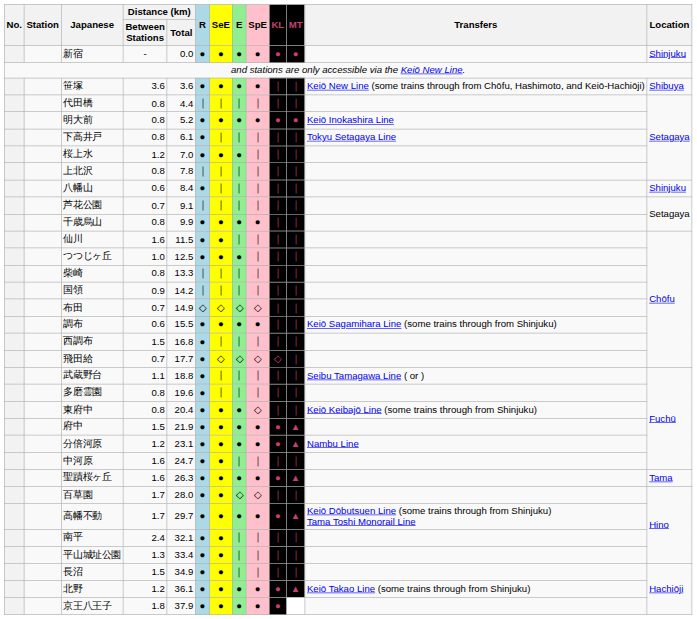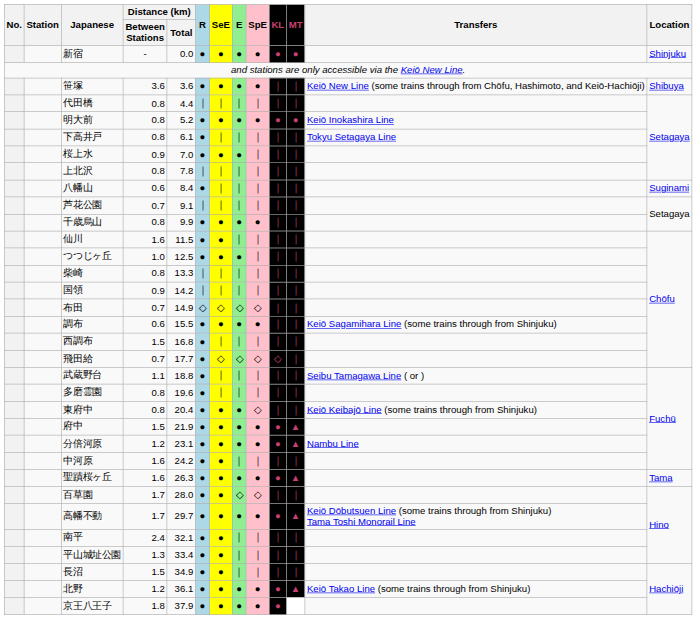(158, 154) 1.2 -> (158, 154) 0.9
(668, 188) Shinjuku -> (669, 188) Suginami
(184, 461) 24.7 -> (184, 461) 24.2
